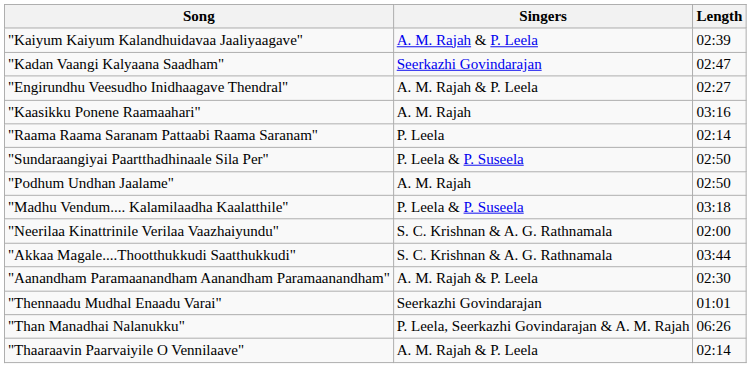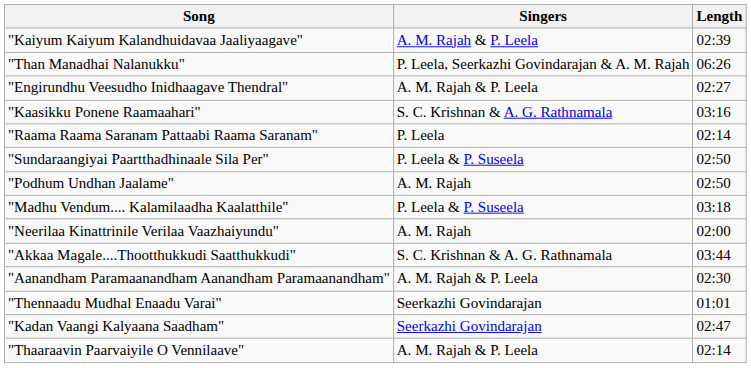rows swapped: (116, 64) <-> (96, 326)
(434, 111) A. M. Rajah -> (505, 111) S. C. Krishnan & A. G. Rathnamala
(505, 231) S. C. Krishnan & A. G. Rathnamala -> (434, 231) A. M. Rajah
